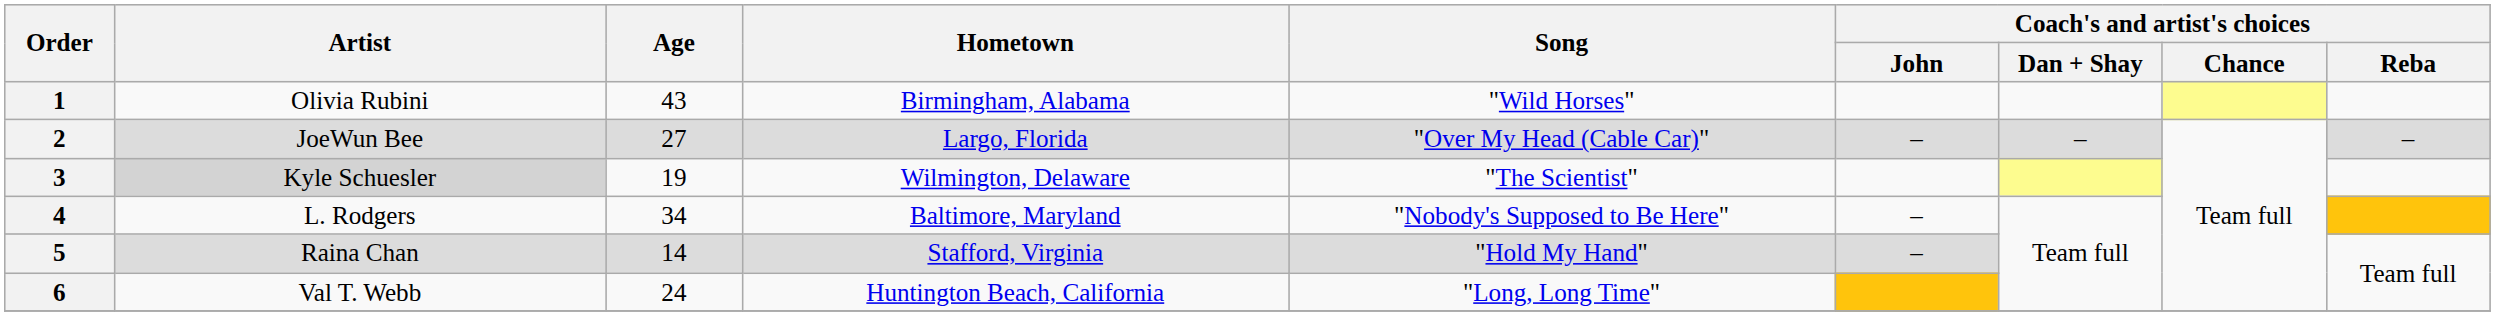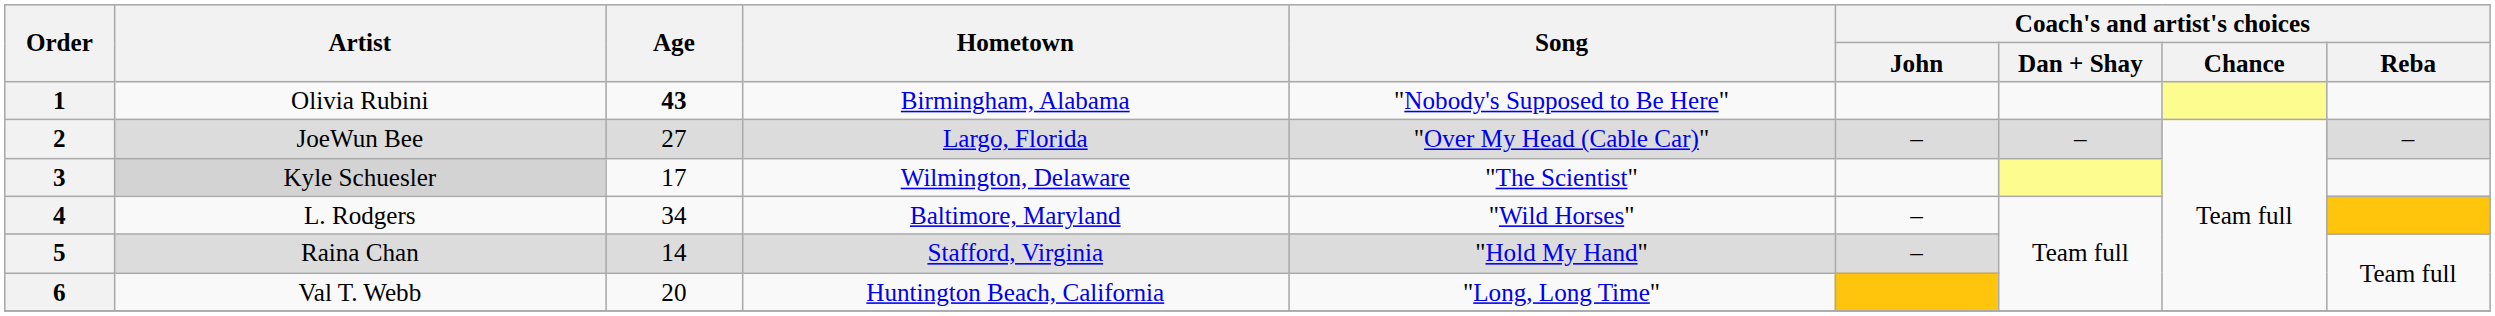(674, 100) normal -> (674, 100) bold
(1562, 100) "Wild Horses" -> (1562, 100) "Nobody's Supposed to Be Here"
(674, 177) 19 -> (674, 177) 17
(1562, 215) "Nobody's Supposed to Be Here" -> (1562, 215) "Wild Horses"
(674, 292) 24 -> (674, 292) 20
